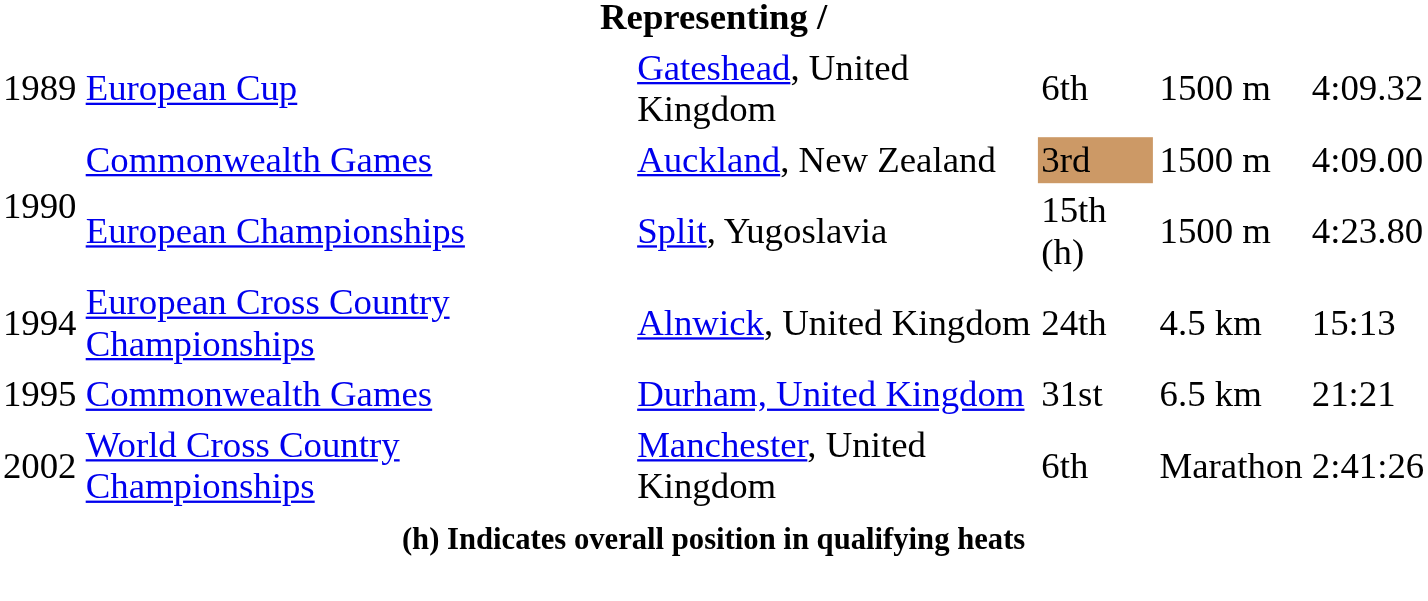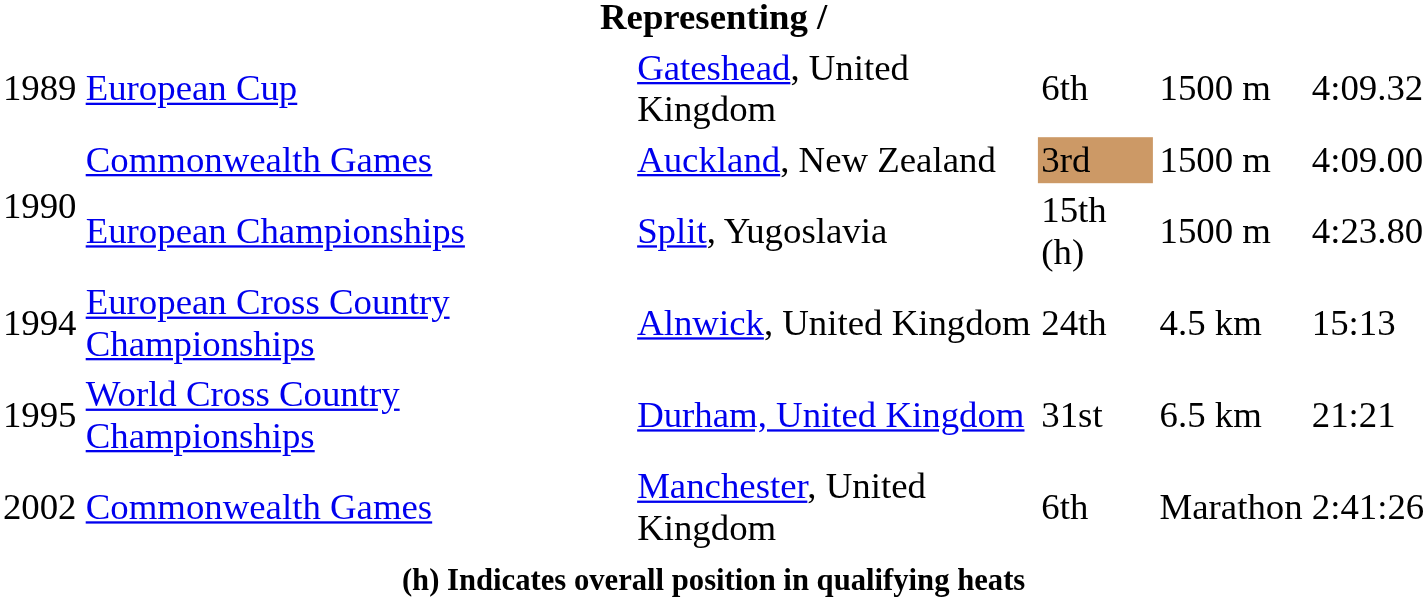(259, 394) Commonwealth Games -> (243, 414) World Cross Country Championships
(243, 465) World Cross Country Championships -> (259, 506) Commonwealth Games
